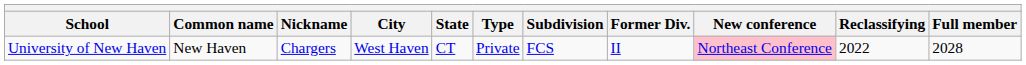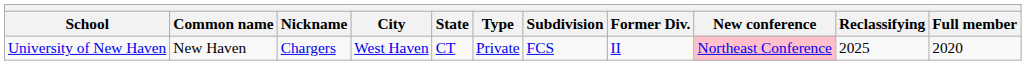(854, 48) 2022 -> (854, 48) 2025
(948, 48) 2028 -> (948, 48) 2020
